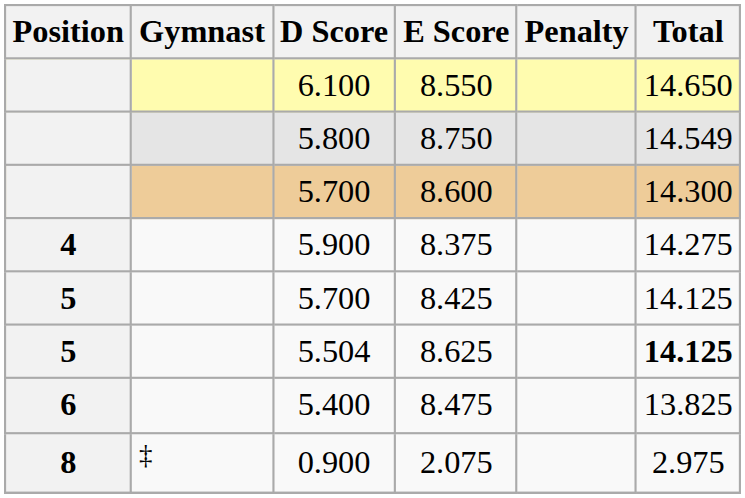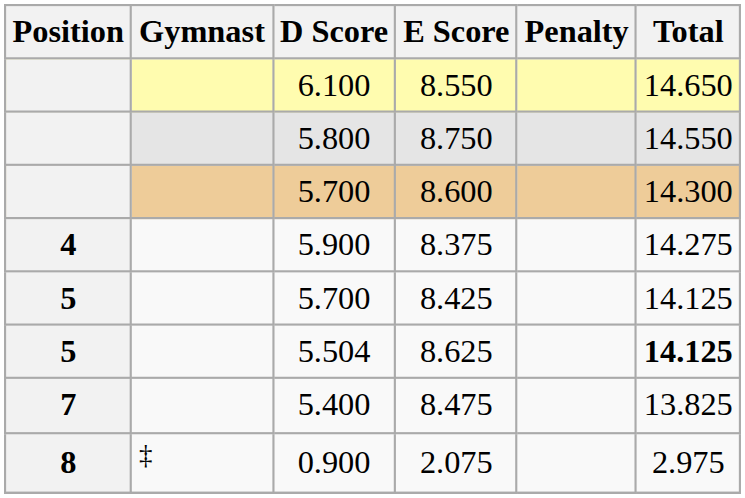(688, 138) 14.549 -> (688, 138) 14.550
(68, 405) 6 -> (68, 405) 7
